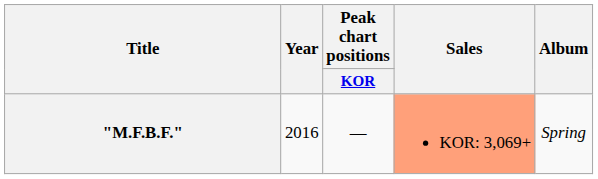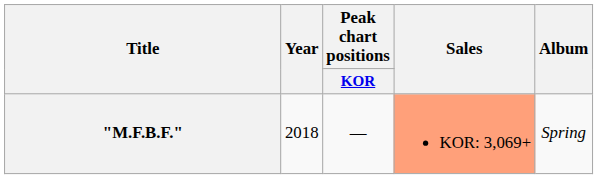(302, 133) 2016 -> (302, 133) 2018
